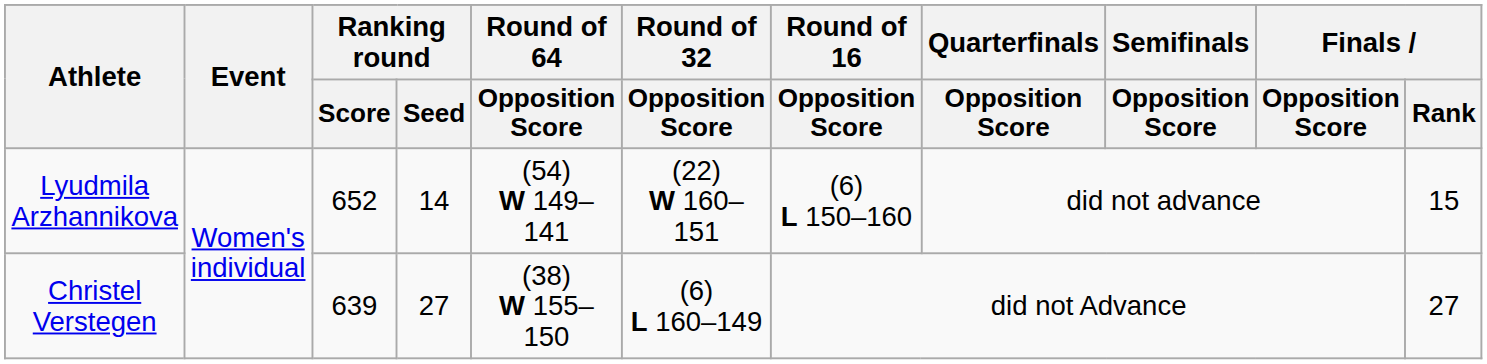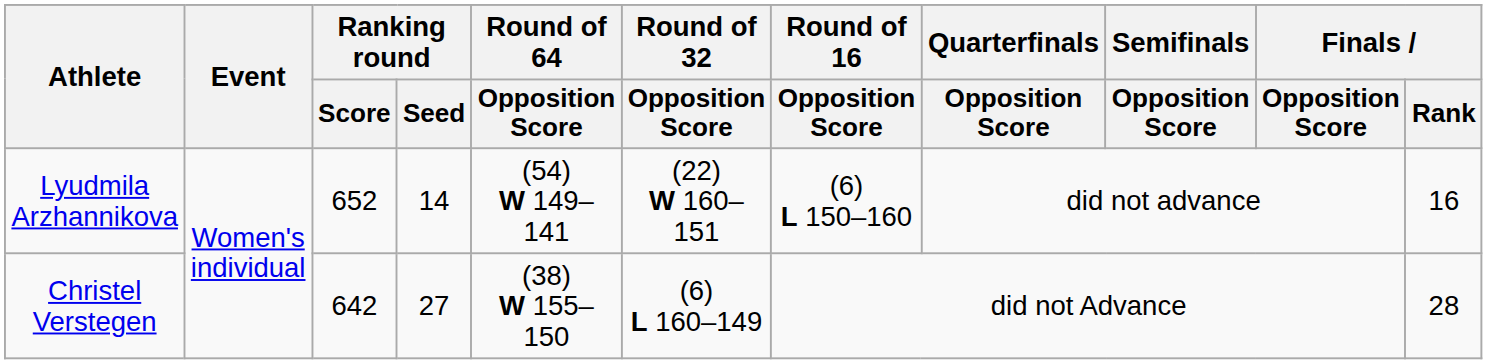(1444, 201) 15 -> (1444, 201) 16
(354, 306) 639 -> (354, 306) 642
(1444, 306) 27 -> (1444, 306) 28
